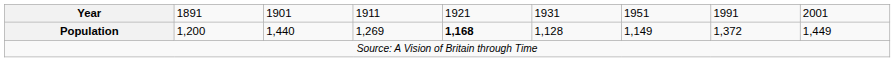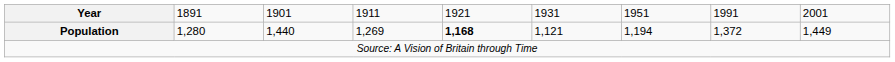(191, 31) 1,200 -> (191, 31) 1,280
(549, 31) 1,128 -> (549, 31) 1,121
(638, 31) 1,149 -> (638, 31) 1,194
